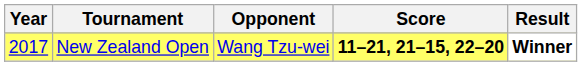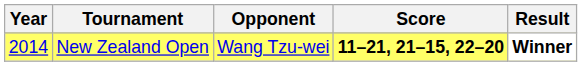(28, 47) 2017 -> (28, 47) 2014
